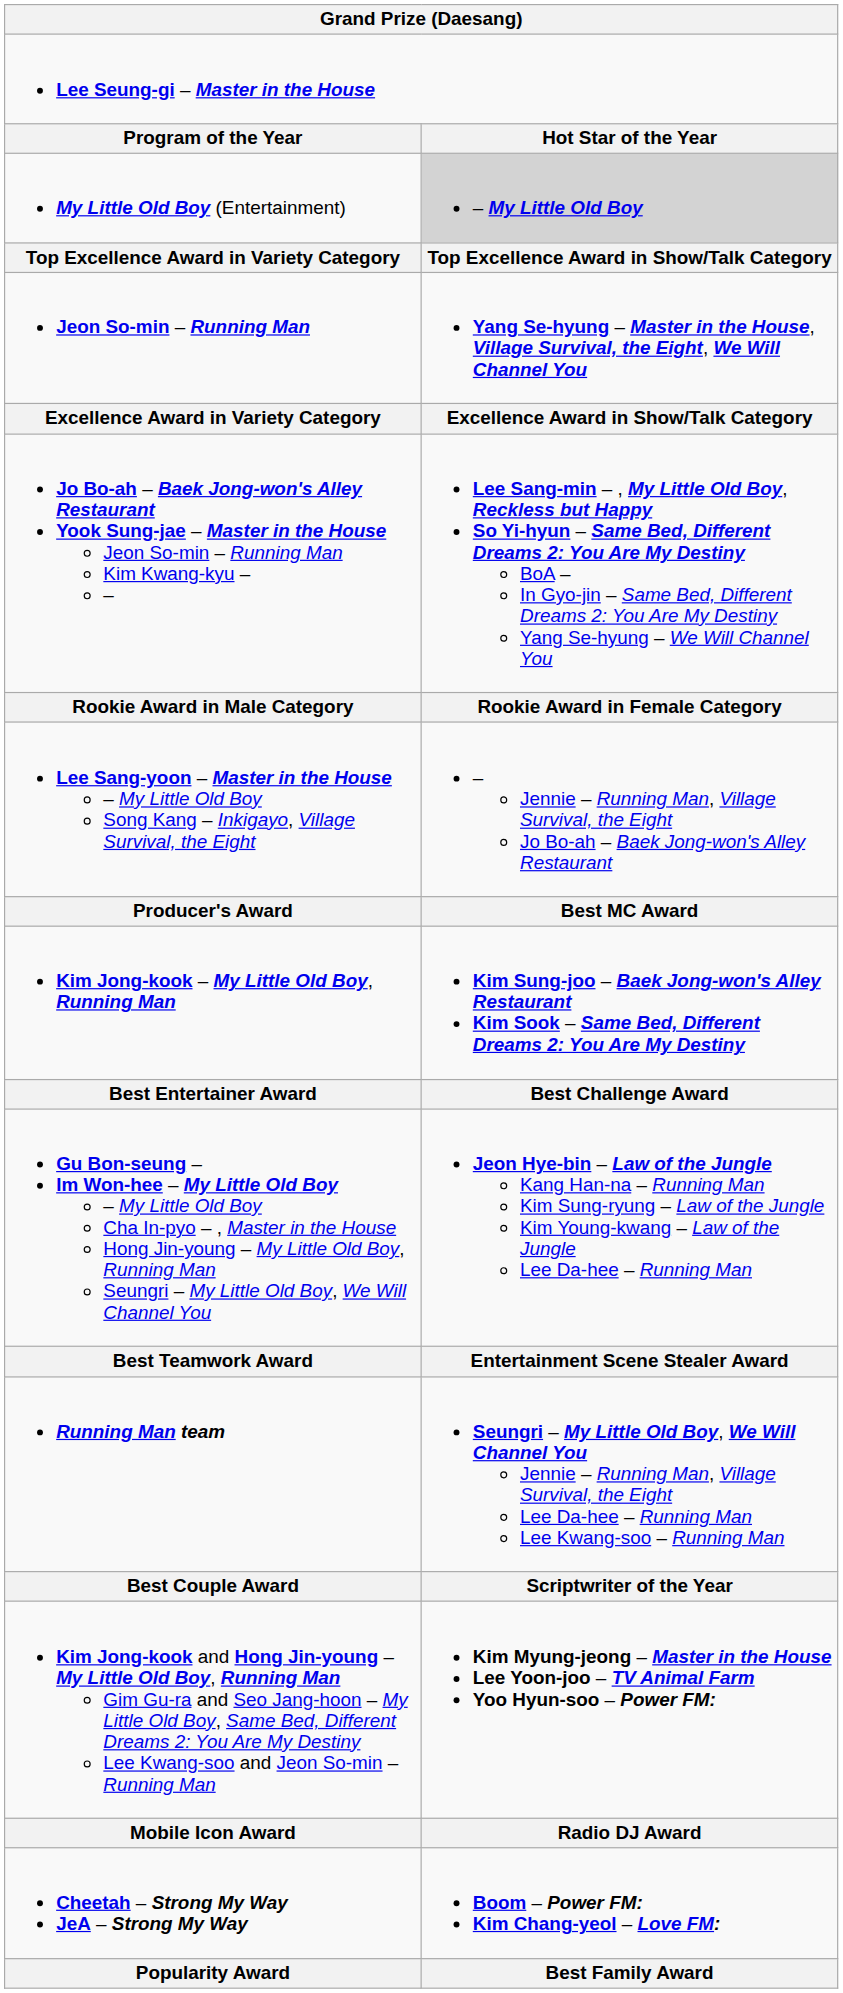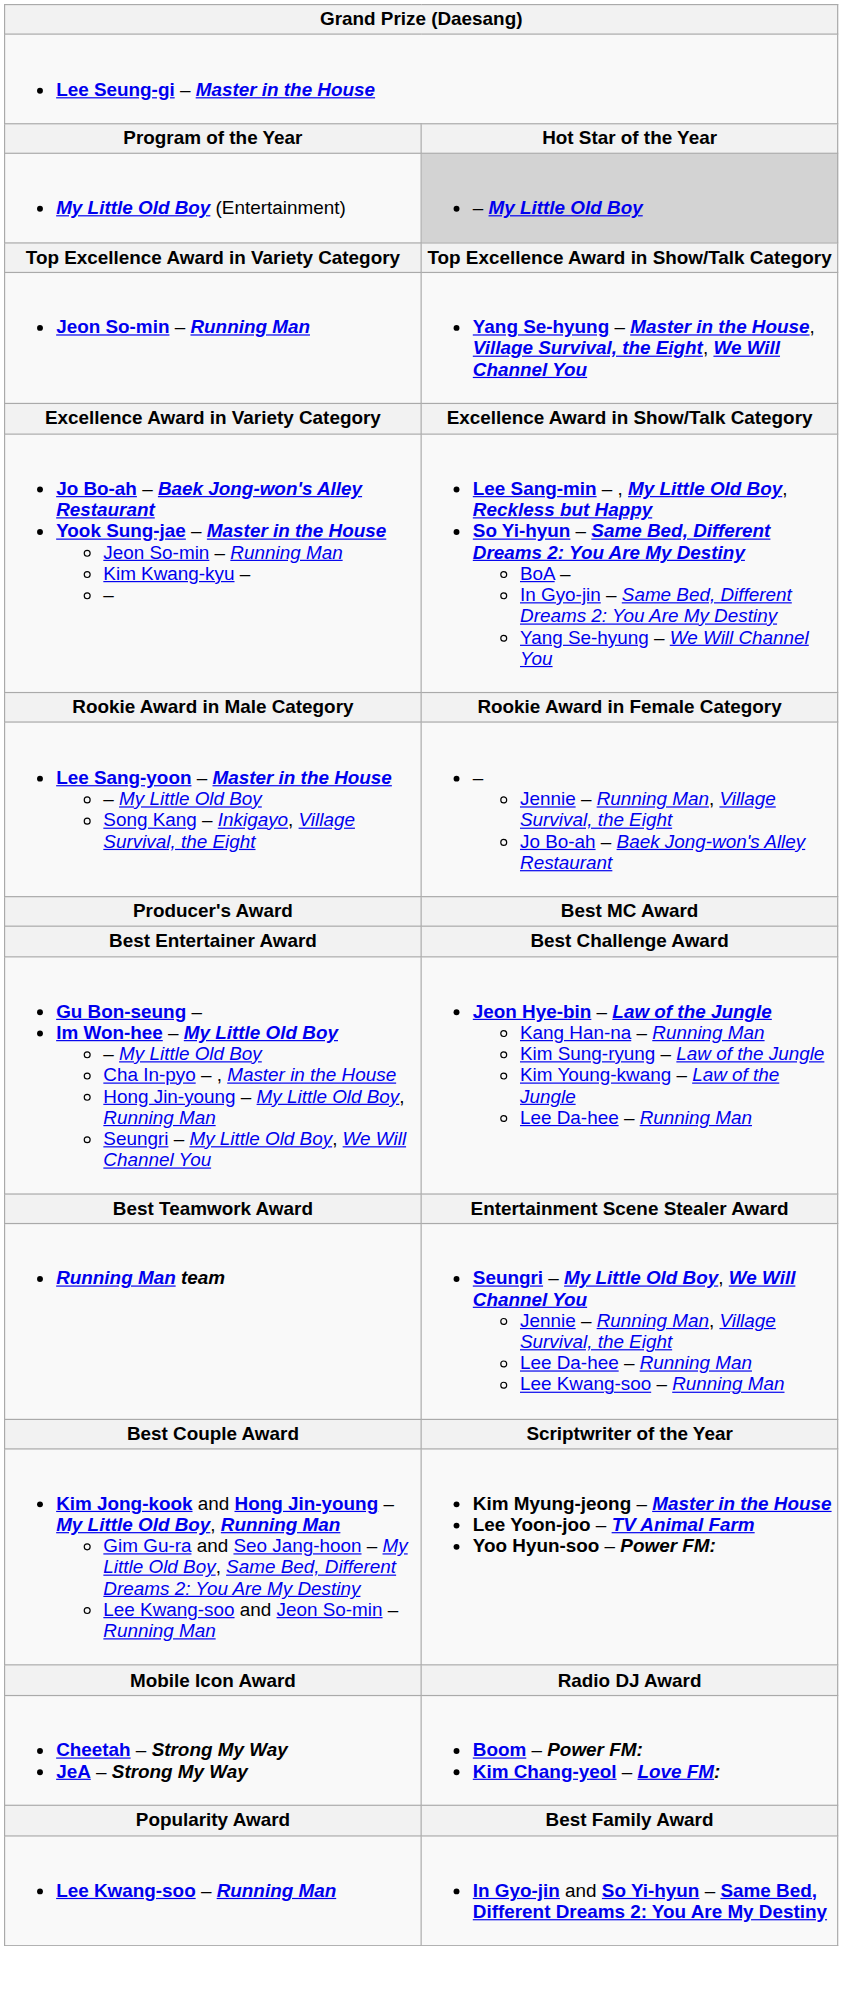- row: (213, 992)
+ row: (213, 1890)
